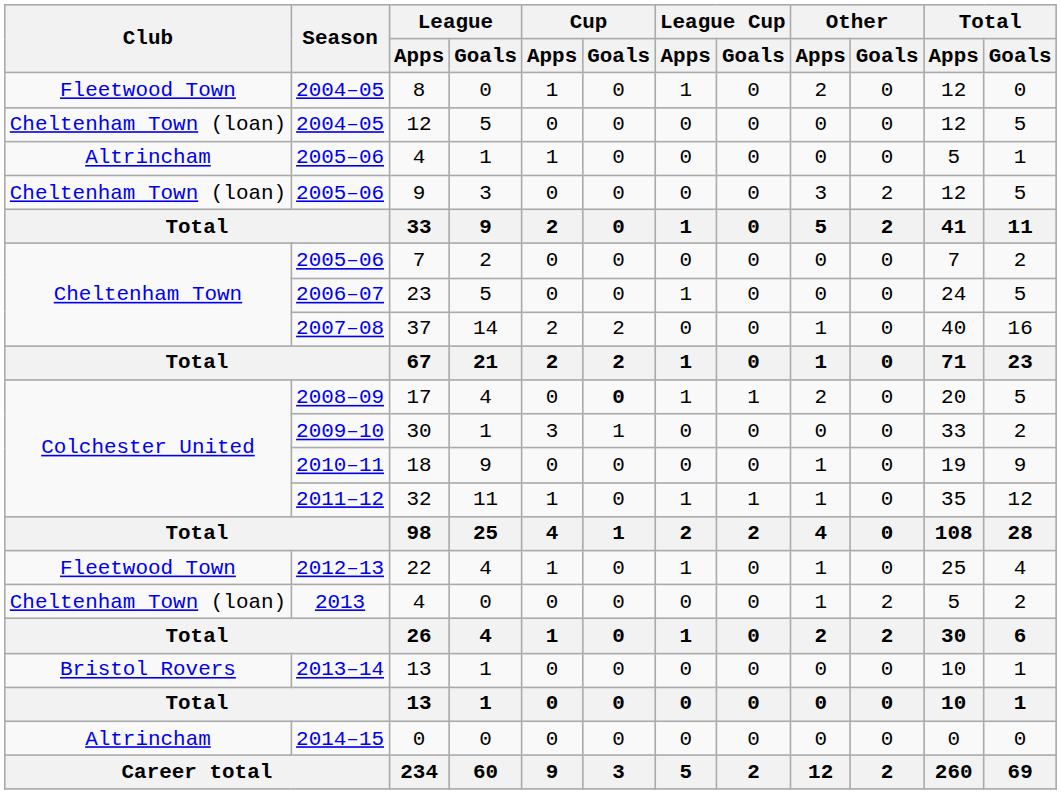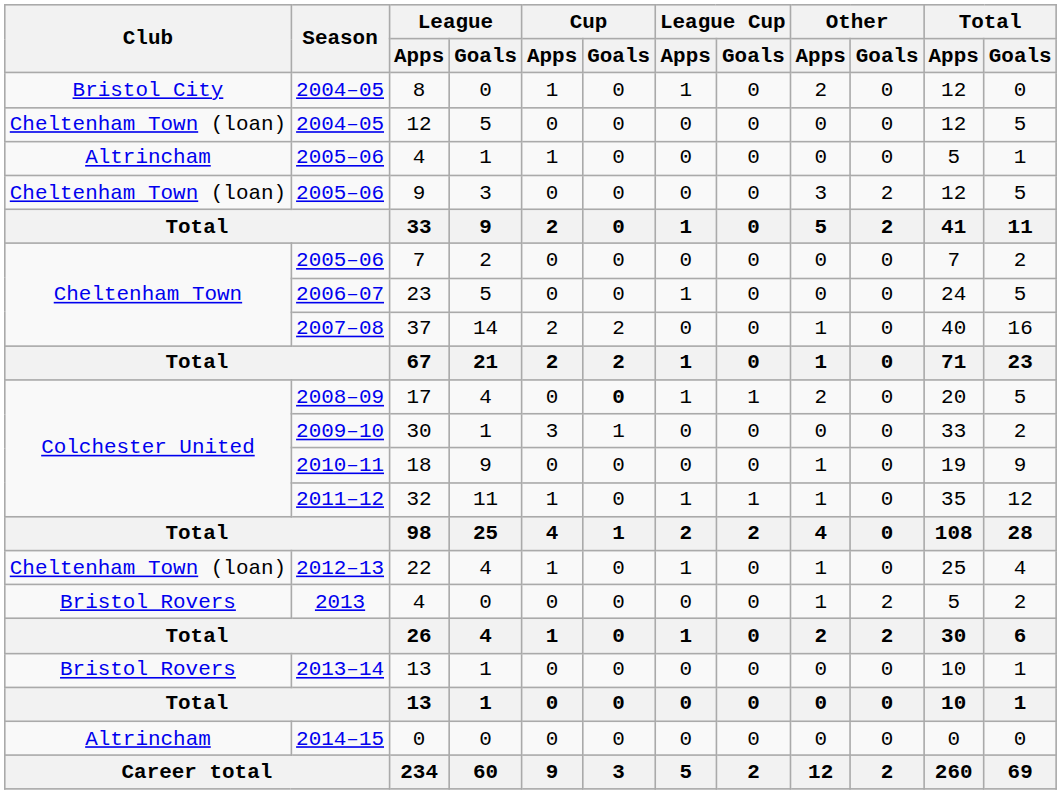(148, 90) Fleetwood Town -> (148, 90) Bristol City
(148, 568) Fleetwood Town -> (148, 568) Cheltenham Town (loan)
(148, 602) Cheltenham Town (loan) -> (148, 602) Bristol Rovers
